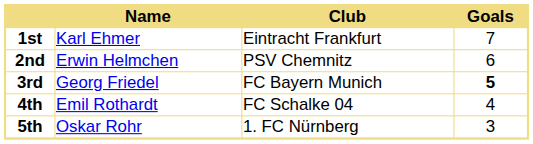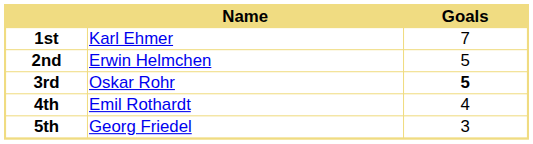- column: (347, 16)
(490, 60) 6 -> (465, 60) 5
(107, 82) Georg Friedel -> (132, 82) Oskar Rohr
(99, 126) Oskar Rohr -> (140, 126) Georg Friedel
